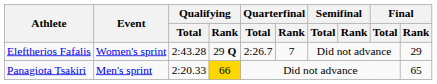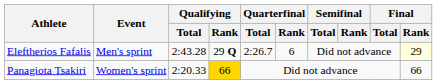(131, 51) Women's sprint -> (124, 51) Men's sprint
(292, 51) 7 -> (292, 51) 6
(416, 51) no background -> (416, 51) lightyellow background
(124, 70) Men's sprint -> (131, 70) Women's sprint
(416, 70) 65 -> (416, 70) 66
